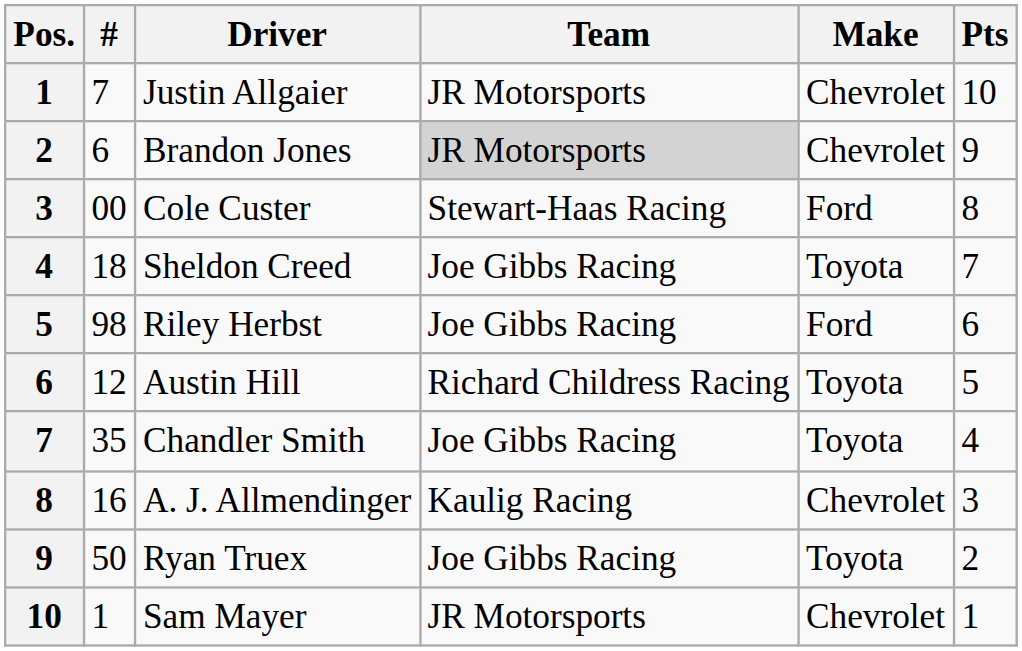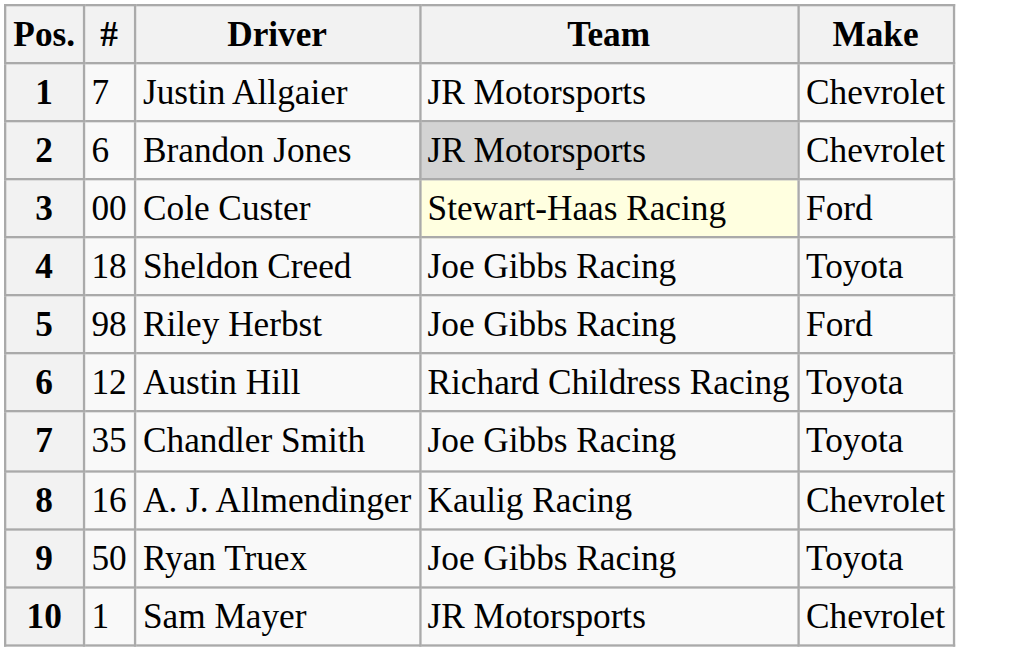- column: (985, 33)
(577, 208) no background -> (577, 208) lightyellow background
